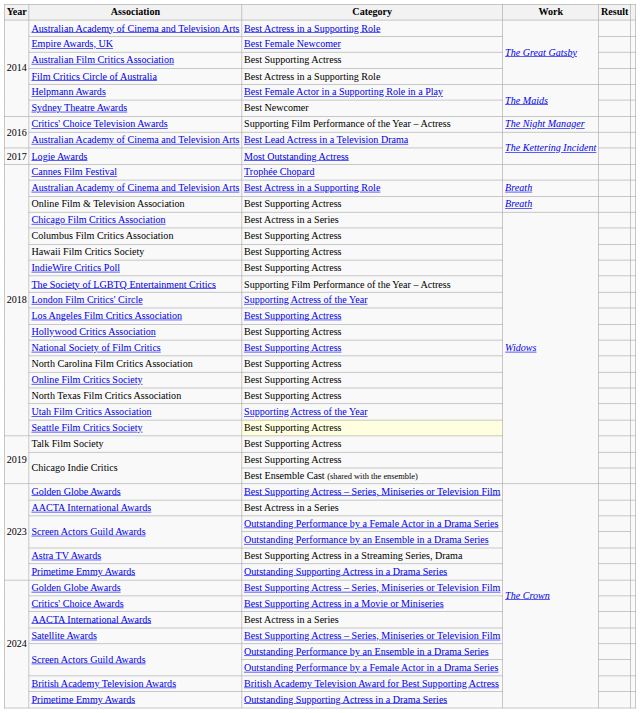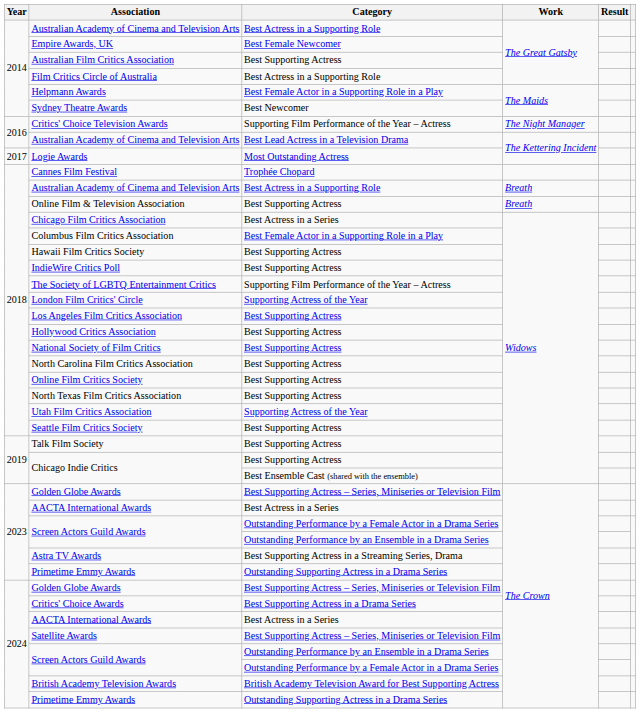(293, 236) Best Supporting Actress -> (344, 236) Best Female Actor in a Supporting Role in a Play
(293, 428) lightyellow background -> (293, 428) no background
(344, 603) Best Supporting Actress in a Movie or Miniseries -> (330, 603) Best Supporting Actress in a Drama Series
